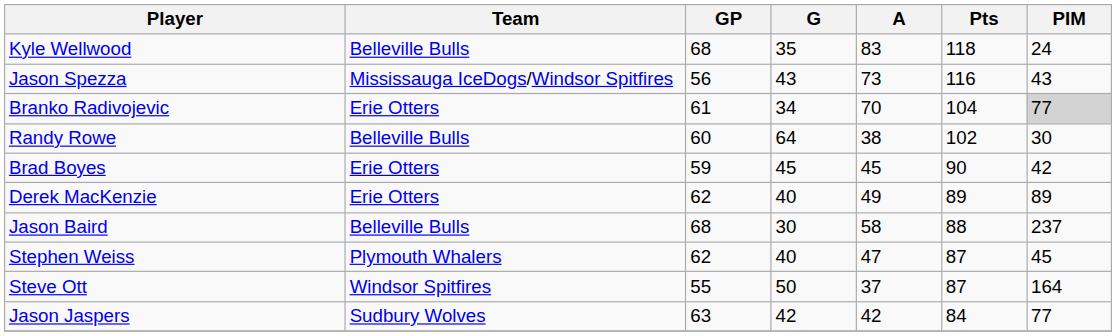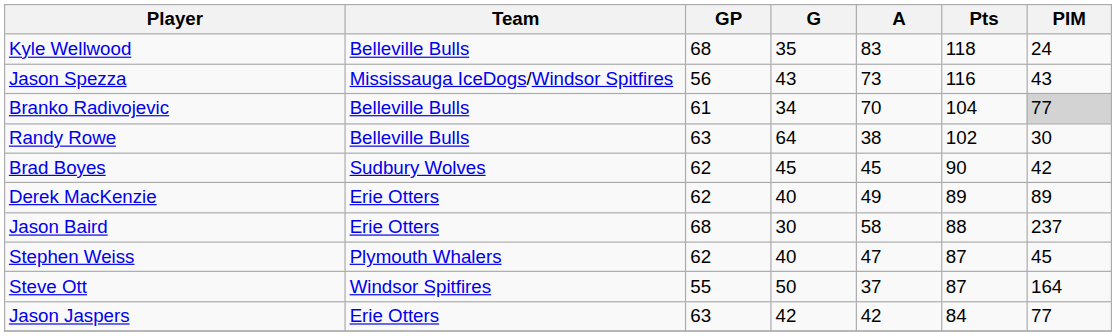(394, 108) Erie Otters -> (409, 108) Belleville Bulls
(701, 138) 60 -> (701, 138) 63
(394, 167) Erie Otters -> (418, 167) Sudbury Wolves
(701, 167) 59 -> (701, 167) 62
(409, 227) Belleville Bulls -> (394, 227) Erie Otters
(418, 316) Sudbury Wolves -> (394, 316) Erie Otters
